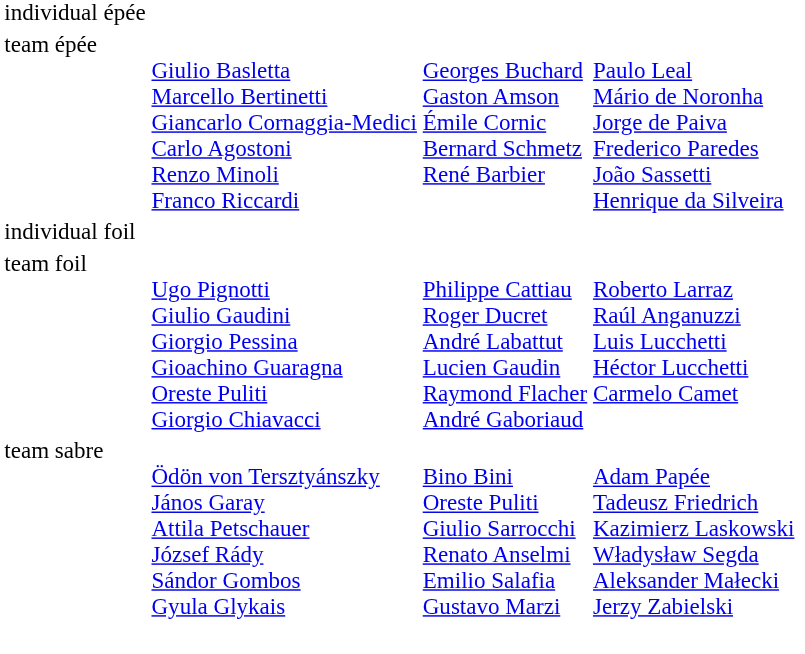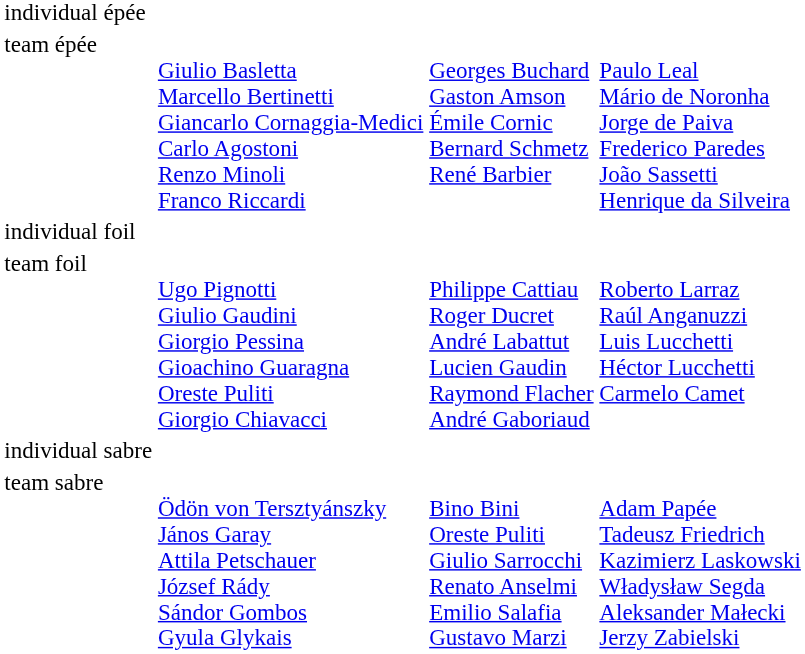+ row: (78, 450)
